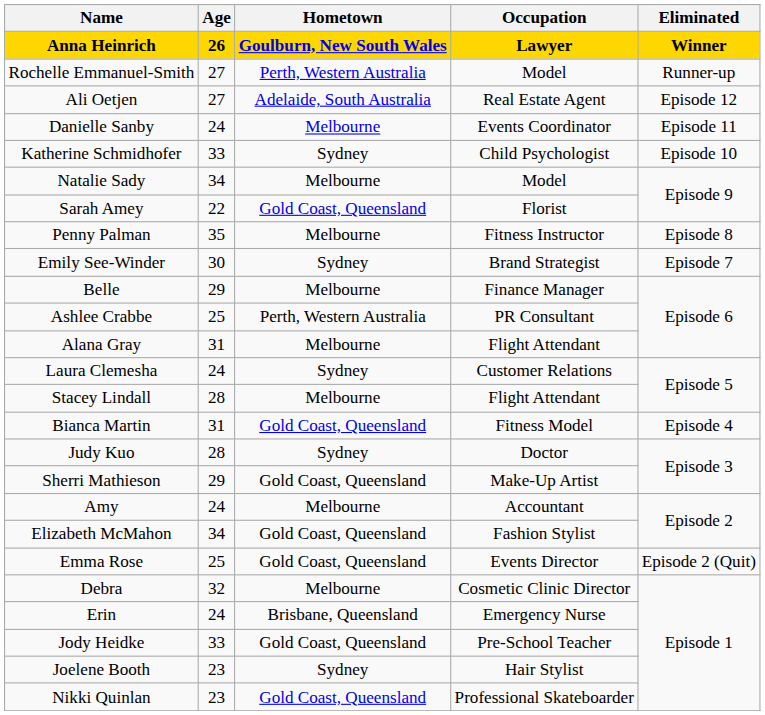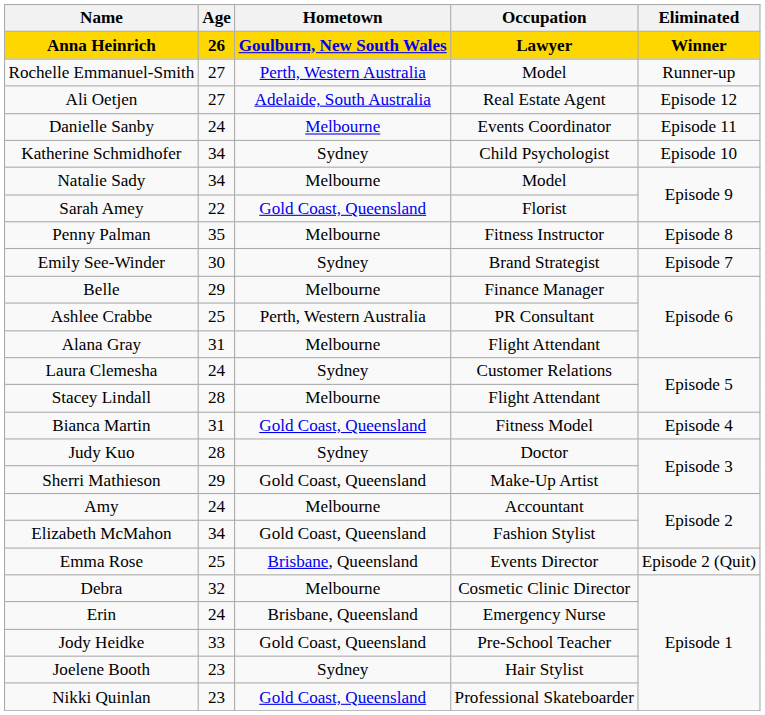(217, 153) 33 -> (217, 153) 34
(343, 561) Gold Coast, Queensland -> (343, 561) Brisbane, Queensland
